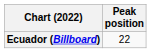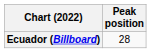(124, 39) 22 -> (124, 39) 28
